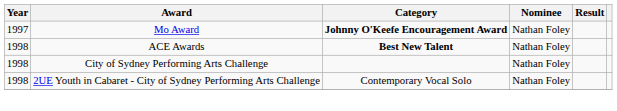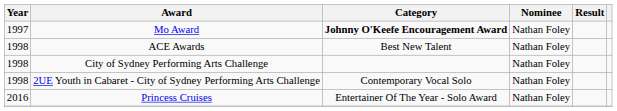(416, 47) bold -> (416, 47) normal
+ row: (177, 98)
